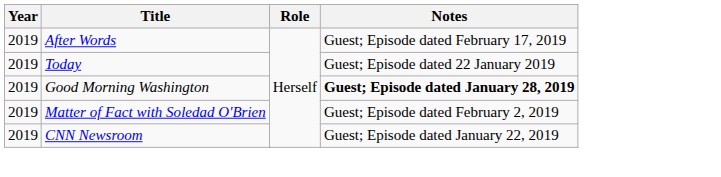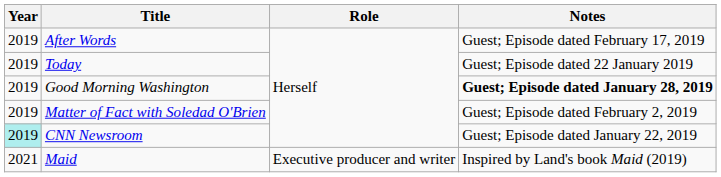(23, 135) no background -> (23, 135) paleturquoise background
+ row: (61, 159)
